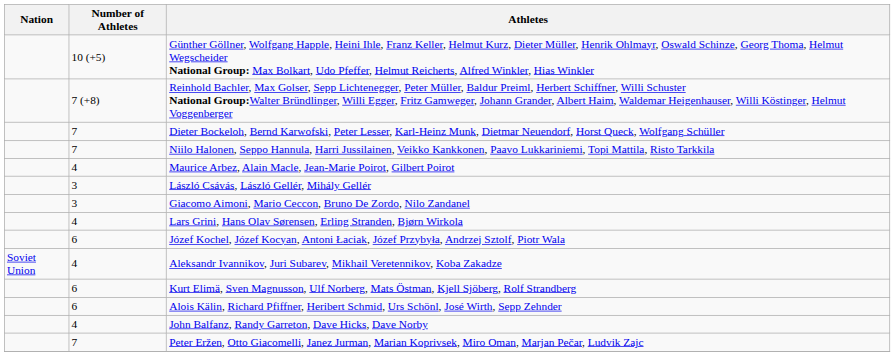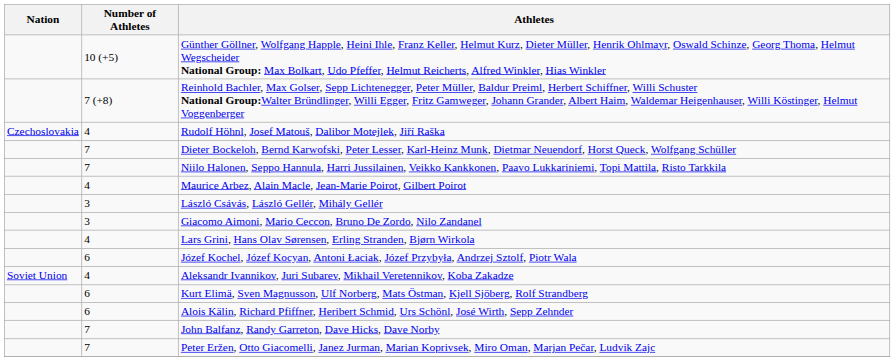+ row: (313, 131)
(74, 324) 4 -> (87, 329) 7
